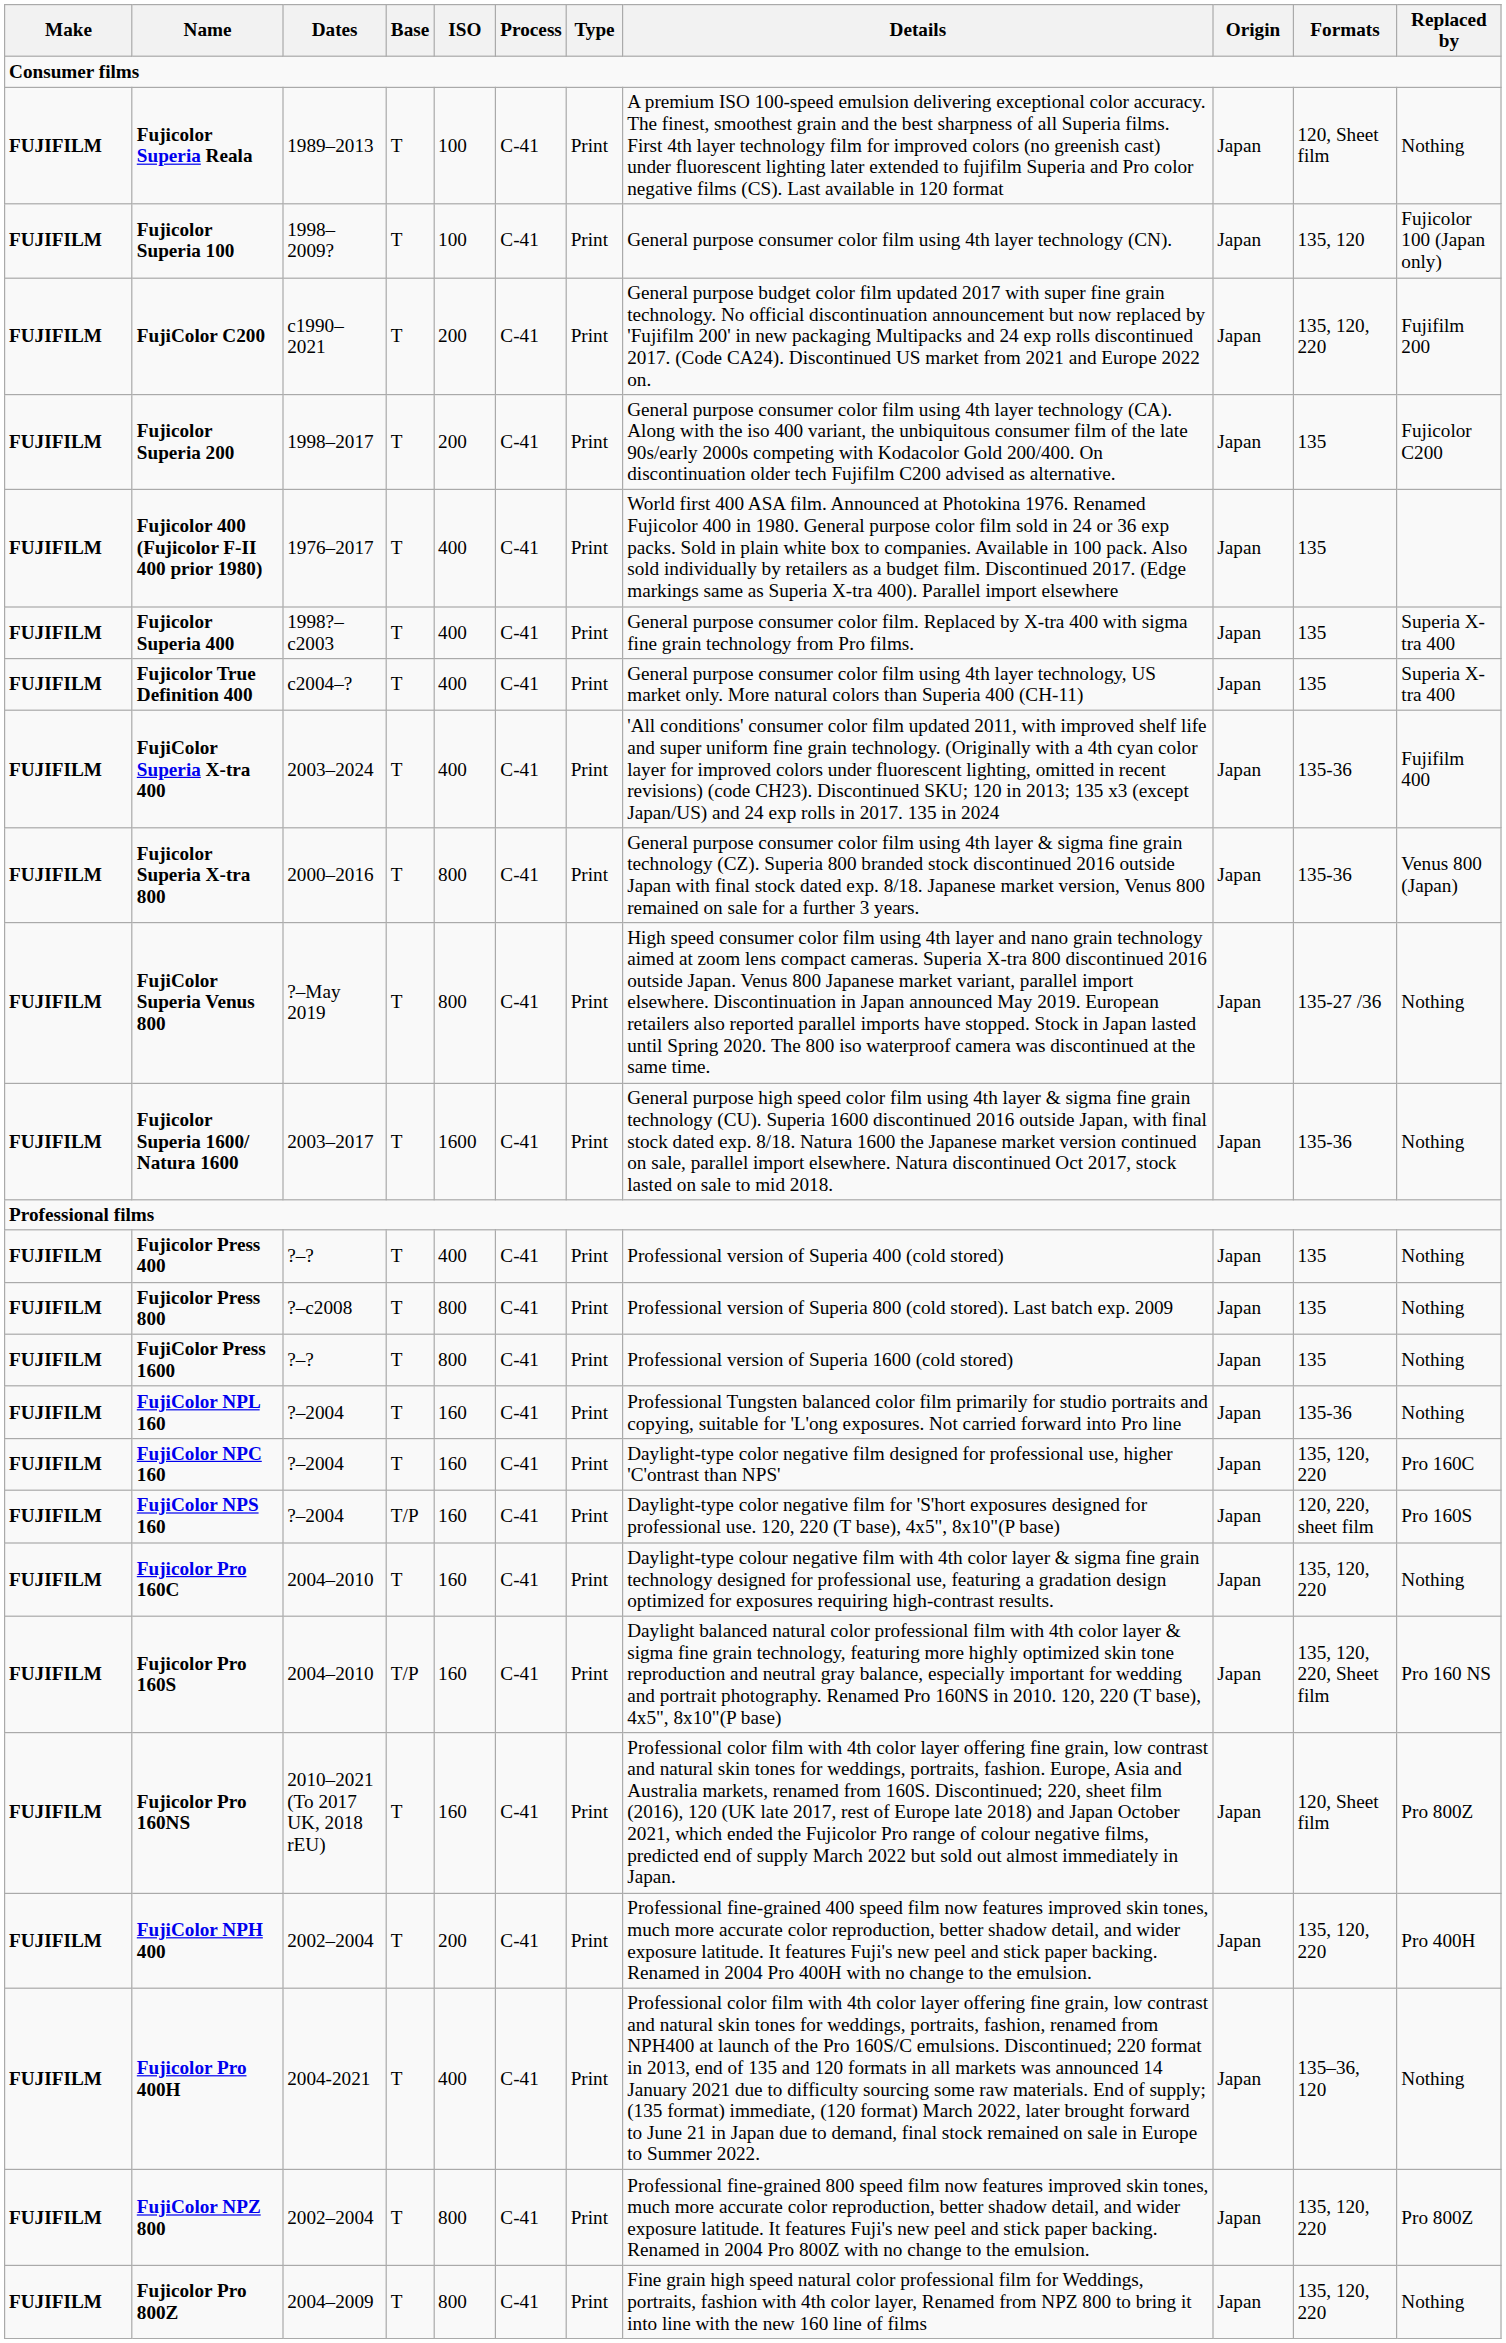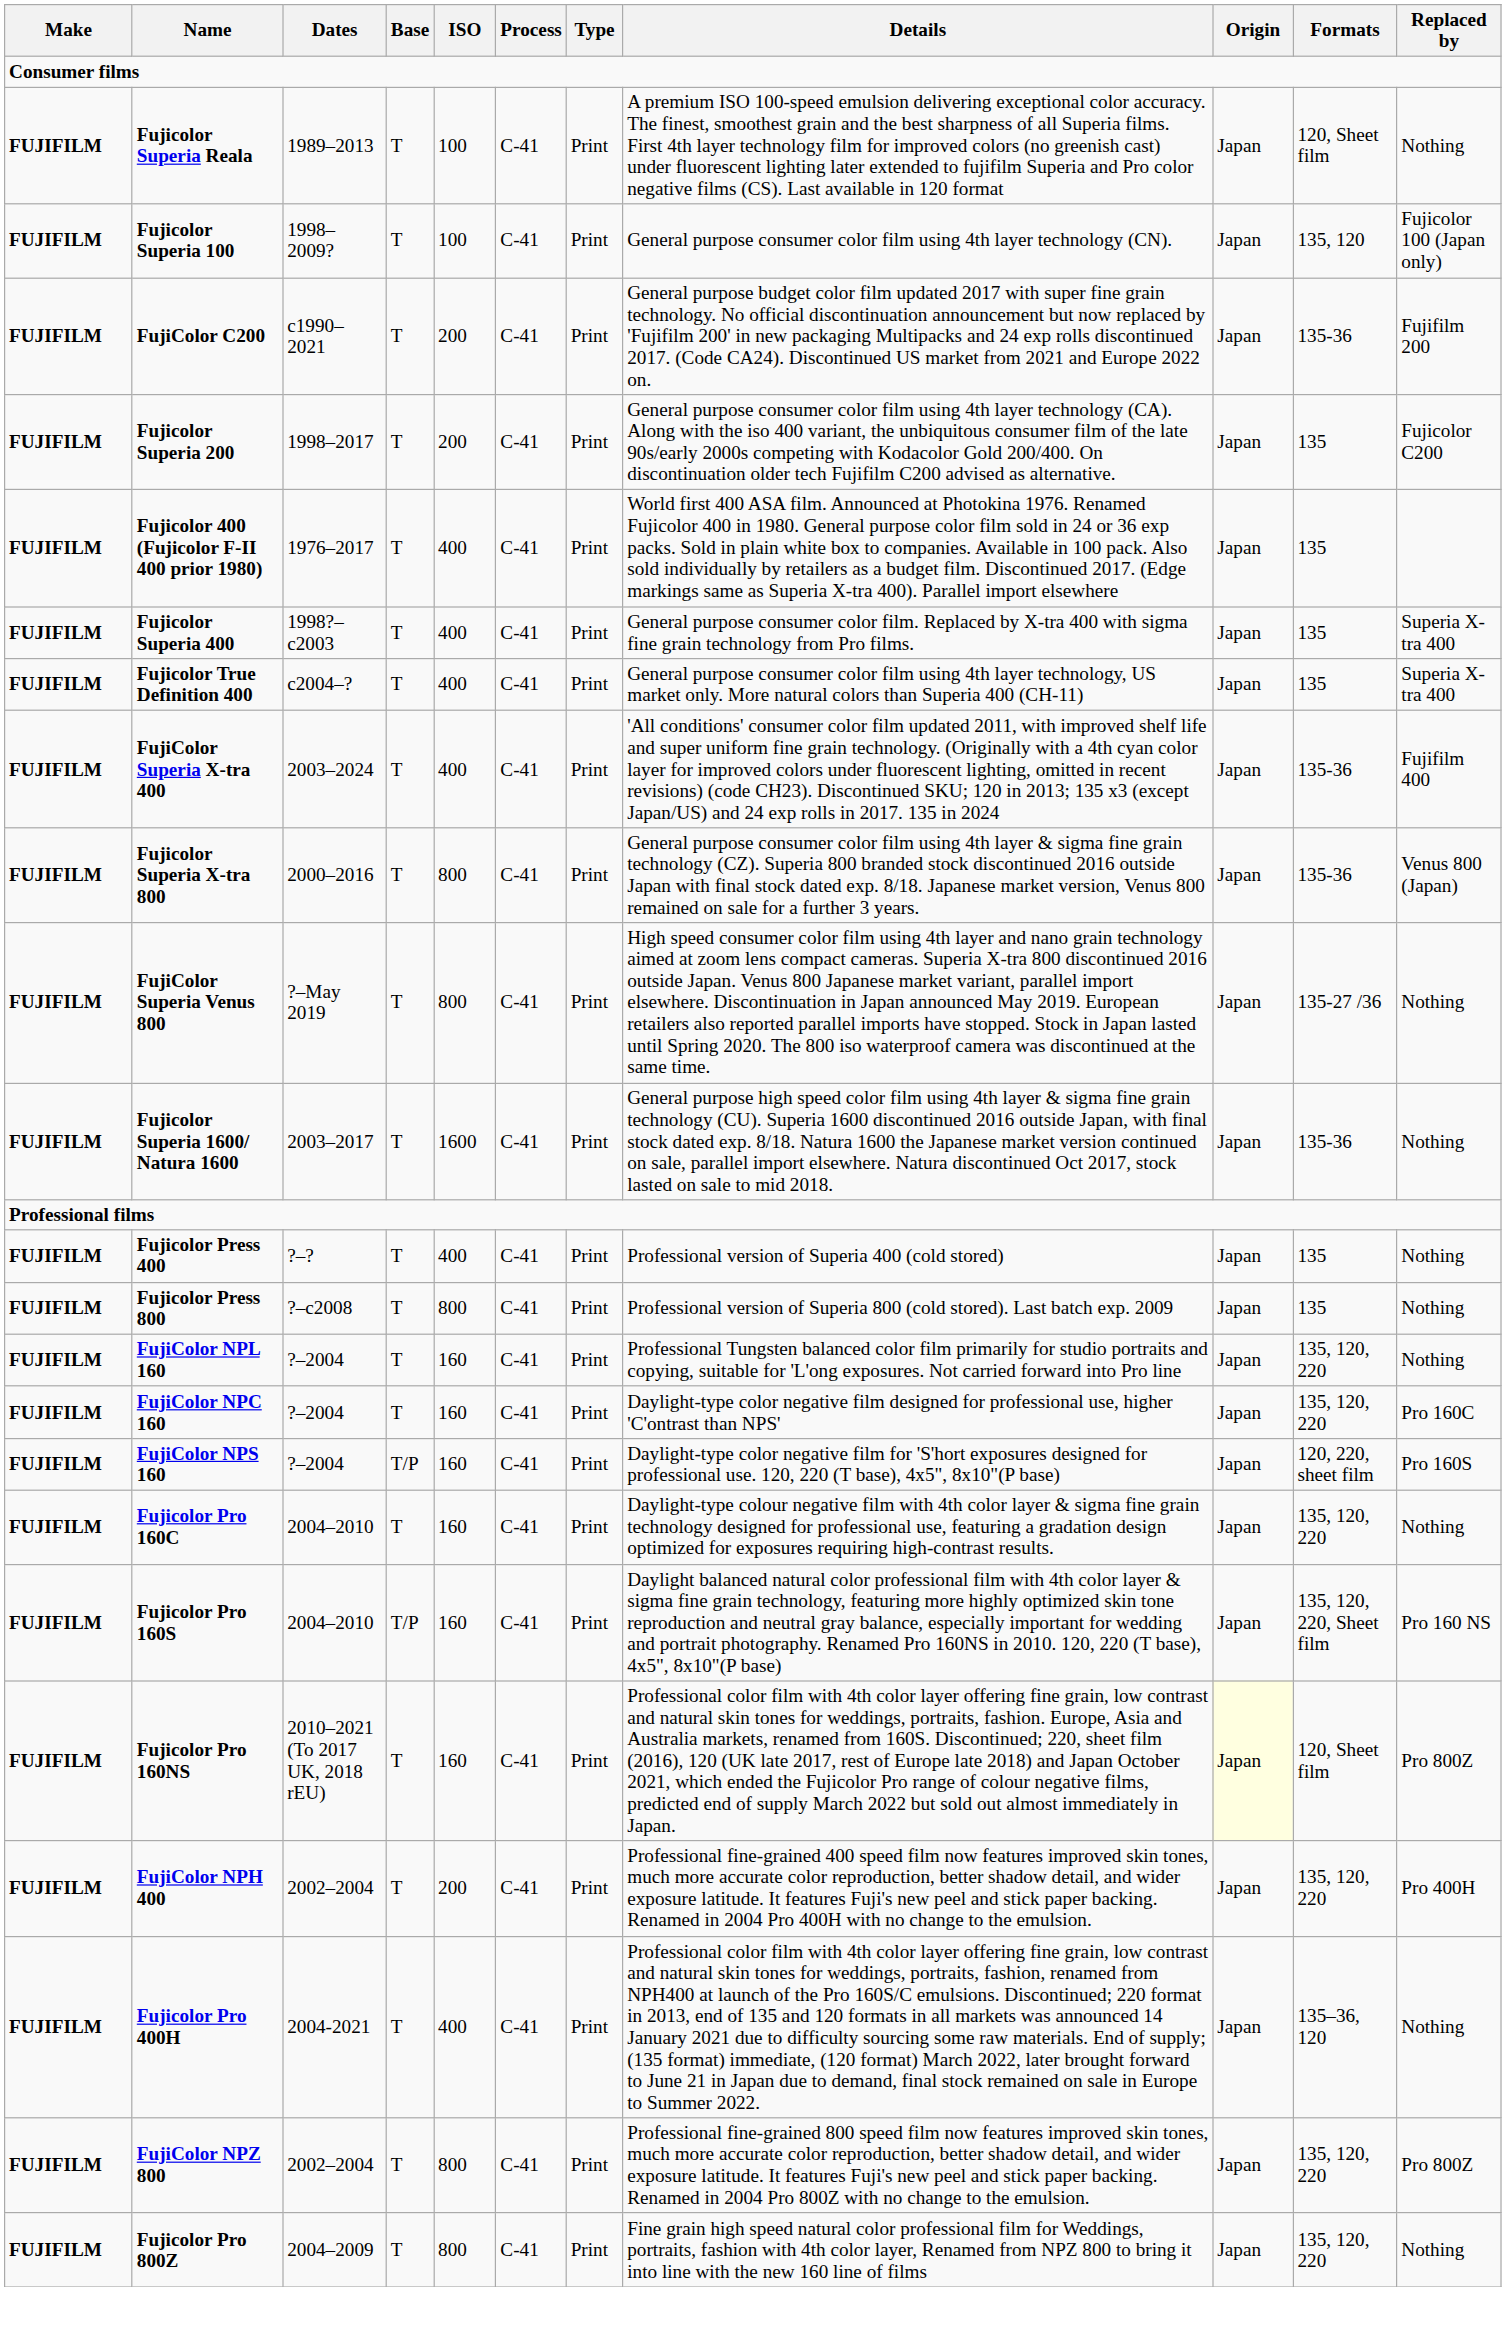(1334, 335) 135, 120, 220 -> (1325, 335) 135-36
- row: (201, 1360)
(1325, 1412) 135-36 -> (1334, 1360) 135, 120, 220
(1239, 1812) no background -> (1239, 1760) lightyellow background
